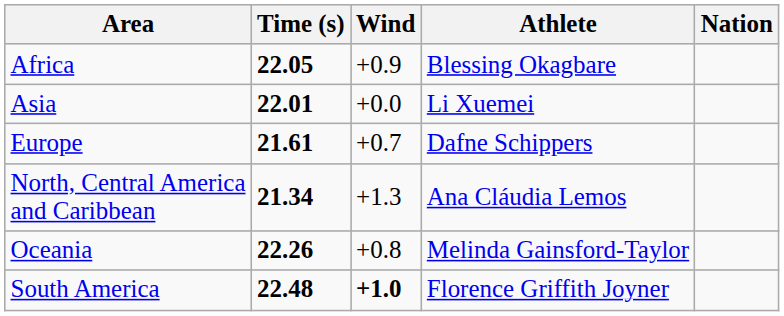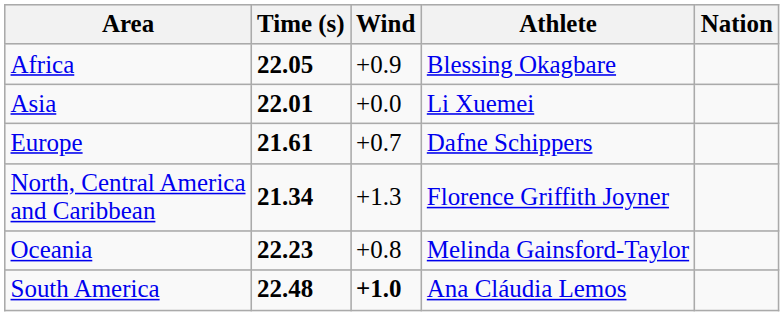(527, 196) Ana Cláudia Lemos -> (548, 196) Florence Griffith Joyner
(285, 250) 22.26 -> (285, 250) 22.23
(548, 289) Florence Griffith Joyner -> (527, 289) Ana Cláudia Lemos
